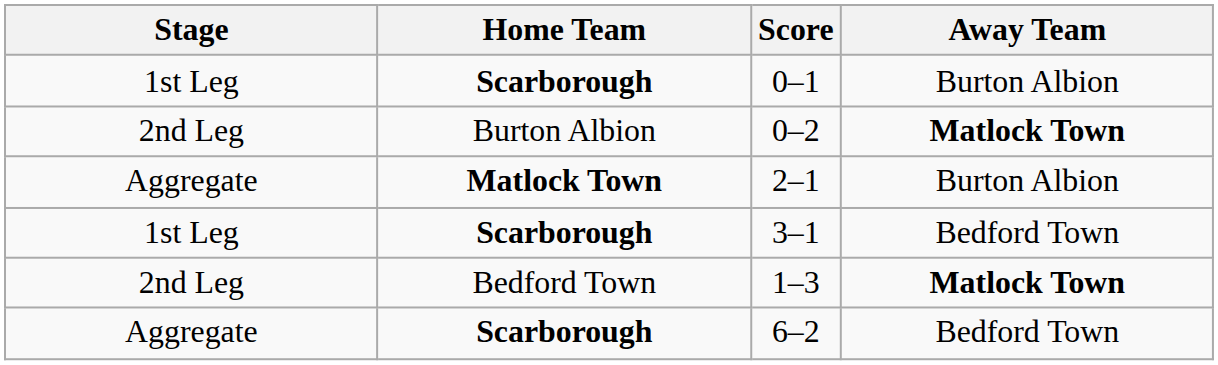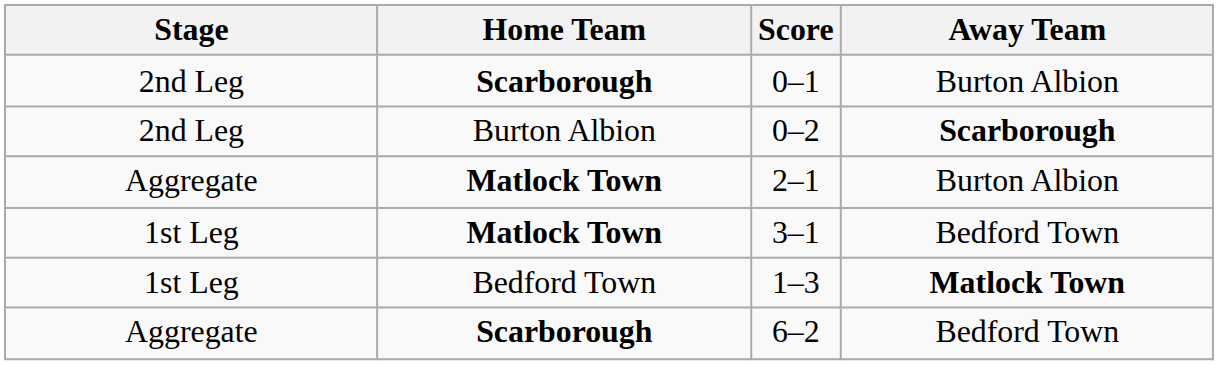(191, 80) 1st Leg -> (191, 80) 2nd Leg
(1027, 130) Matlock Town -> (1027, 130) Scarborough
(564, 231) Scarborough -> (564, 231) Matlock Town
(191, 282) 2nd Leg -> (191, 282) 1st Leg
